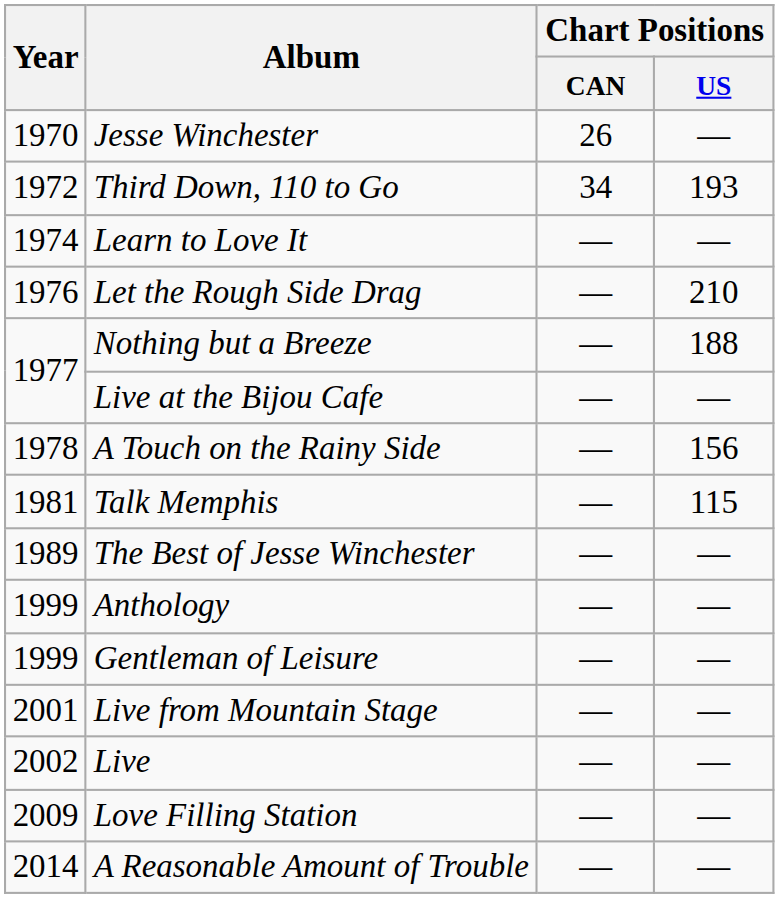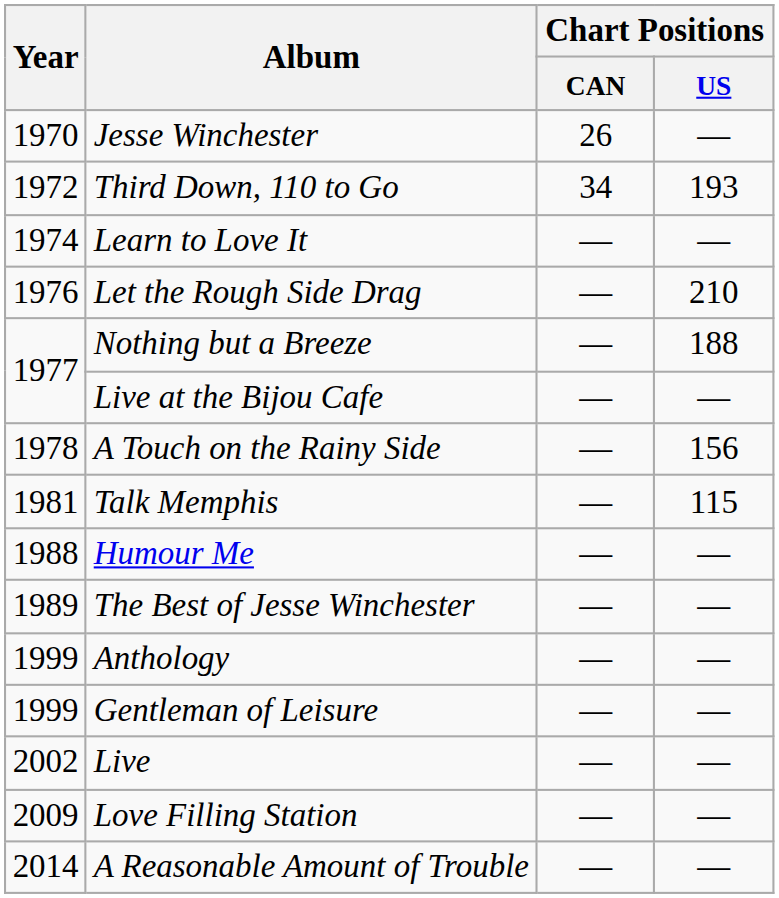+ row: (174, 553)
- row: (266, 710)
